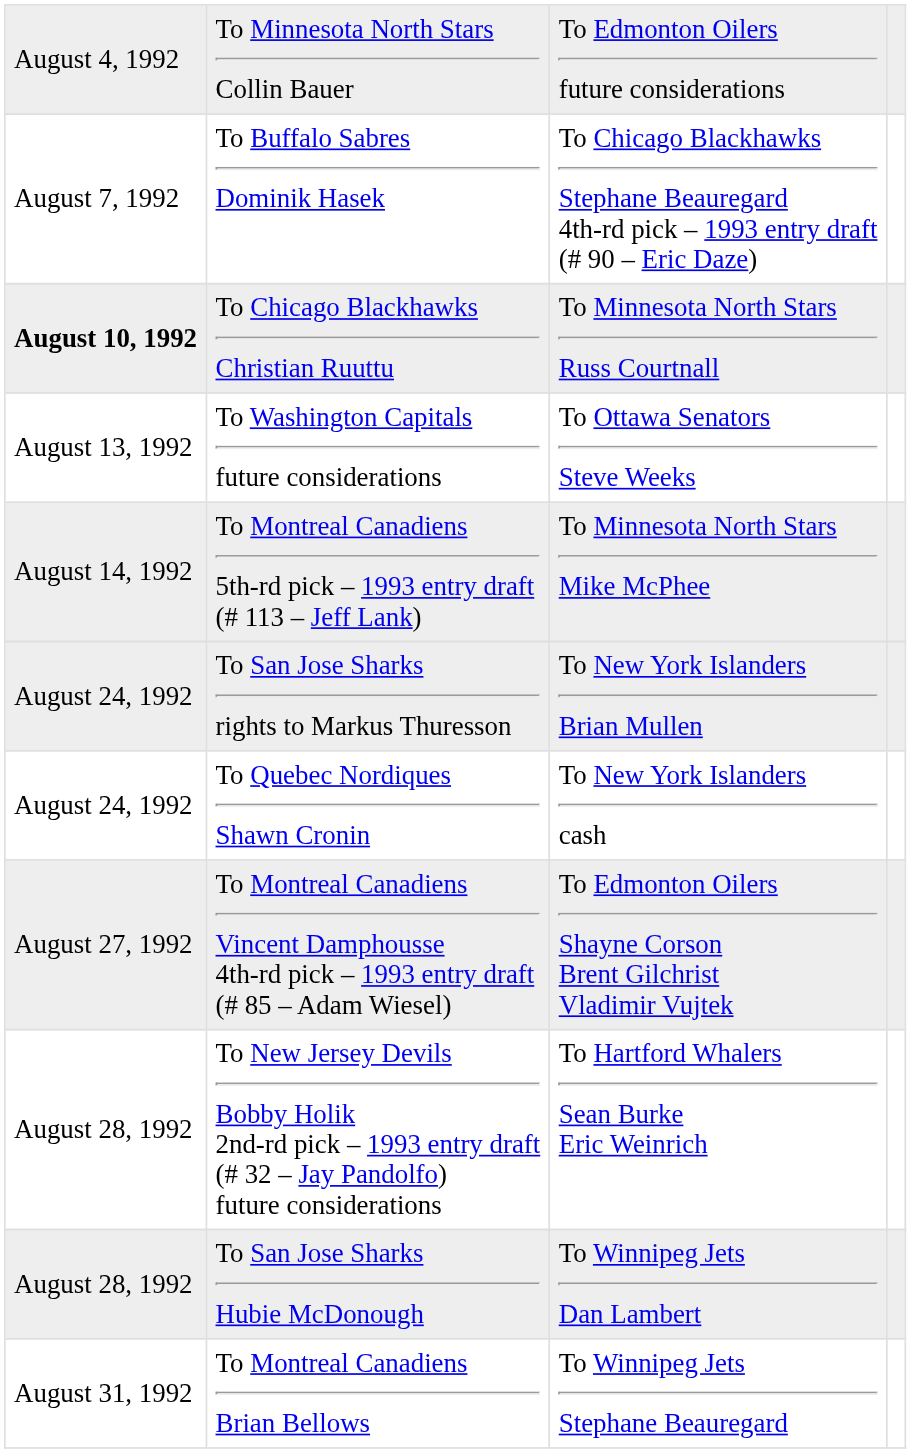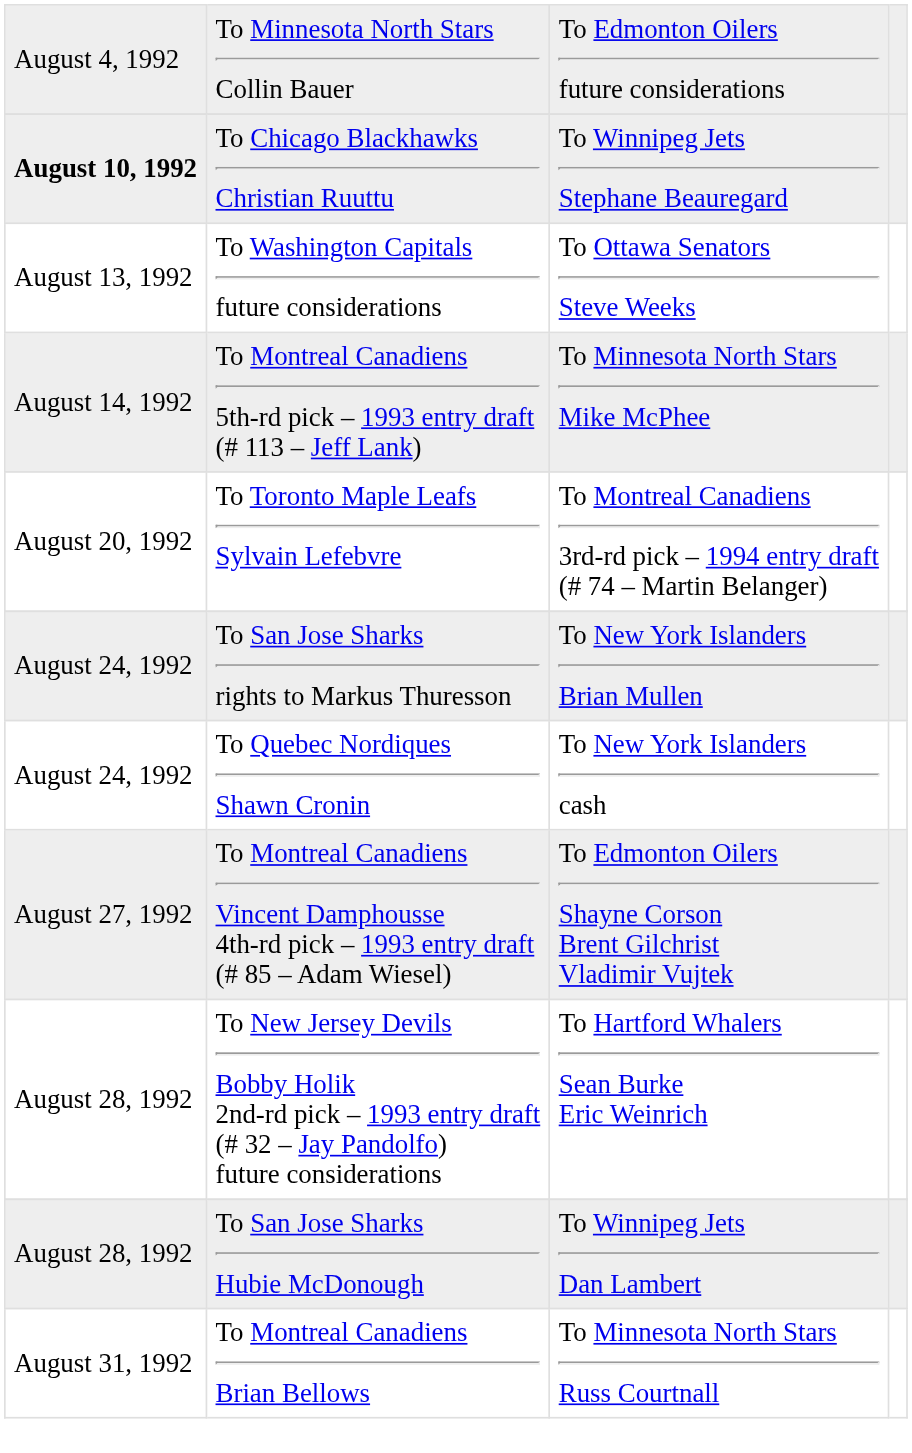- row: (378, 168)
(718, 337) To Minnesota North Stars Russ Courtnall -> (719, 168) To Winnipeg Jets Stephane Beauregard
+ row: (378, 526)
(718, 1393) To Winnipeg Jets Stephane Beauregard -> (719, 1362) To Minnesota North Stars Russ Courtnall
